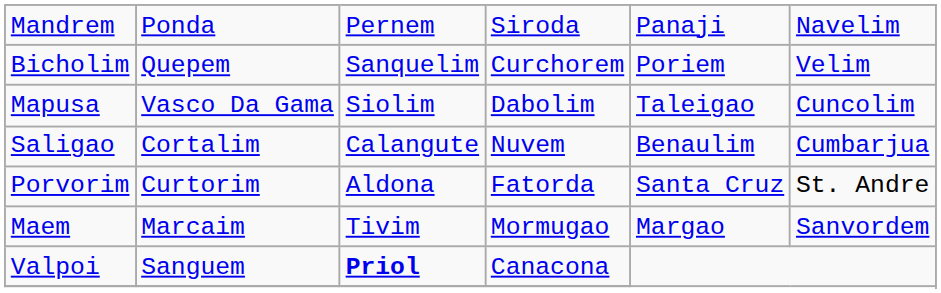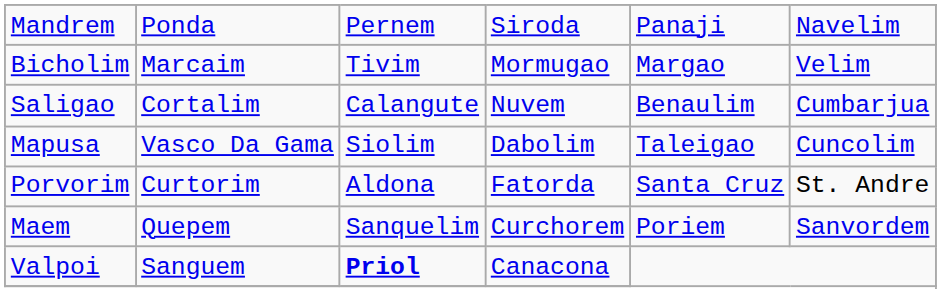(186, 65) Quepem -> (193, 65) Marcaim
(412, 65) Sanquelim -> (383, 65) Tivim
(558, 65) Curchorem -> (550, 65) Mormugao
(680, 65) Poriem -> (680, 65) Margao
rows swapped: (55, 106) <-> (63, 146)
(193, 226) Marcaim -> (186, 226) Quepem
(383, 226) Tivim -> (412, 226) Sanquelim
(550, 226) Mormugao -> (558, 226) Curchorem
(680, 226) Margao -> (680, 226) Poriem
